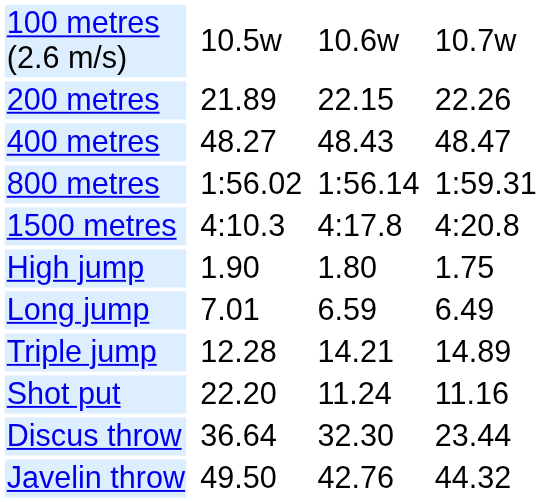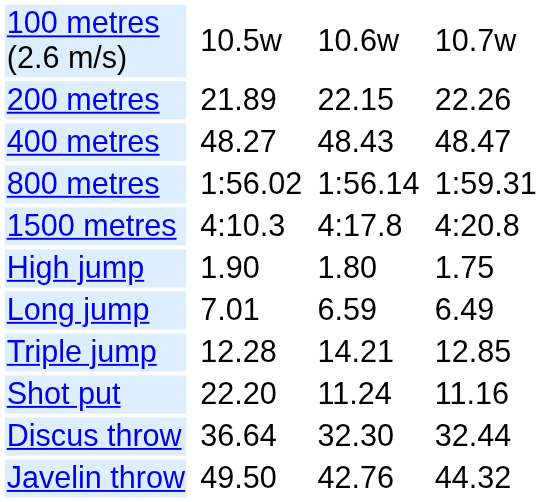(473, 351) 14.89 -> (473, 351) 12.85
(473, 436) 23.44 -> (473, 436) 32.44
